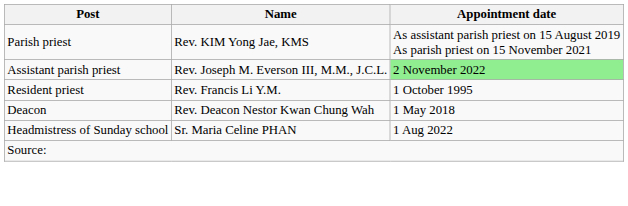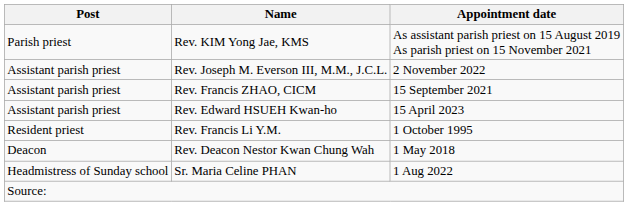(439, 69) lightgreen background -> (439, 69) no background
+ row: (245, 89)
+ row: (256, 110)
